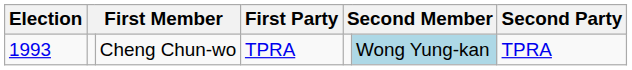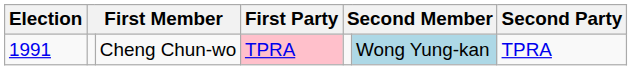(30, 49) 1993 -> (30, 49) 1991
(270, 49) no background -> (270, 49) pink background
